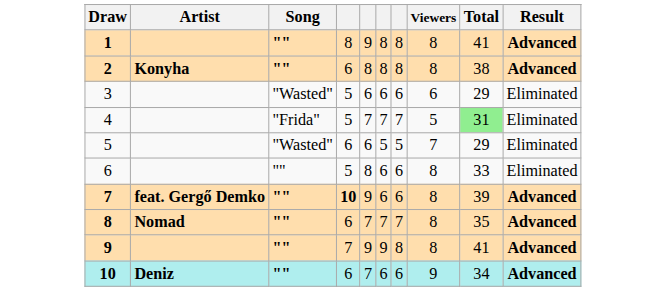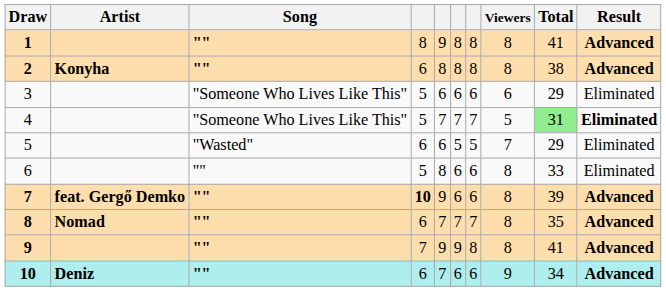(303, 94) "Wasted" -> (300, 94) "Someone Who Lives Like This"
(296, 119) "Frida" -> (300, 119) "Someone Who Lives Like This"
(542, 119) normal -> (619, 119) bold
